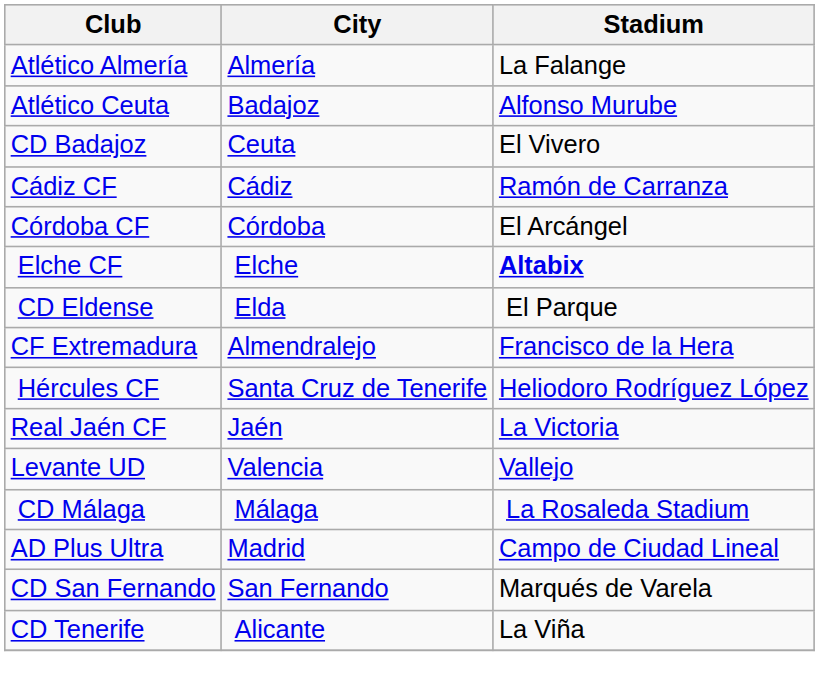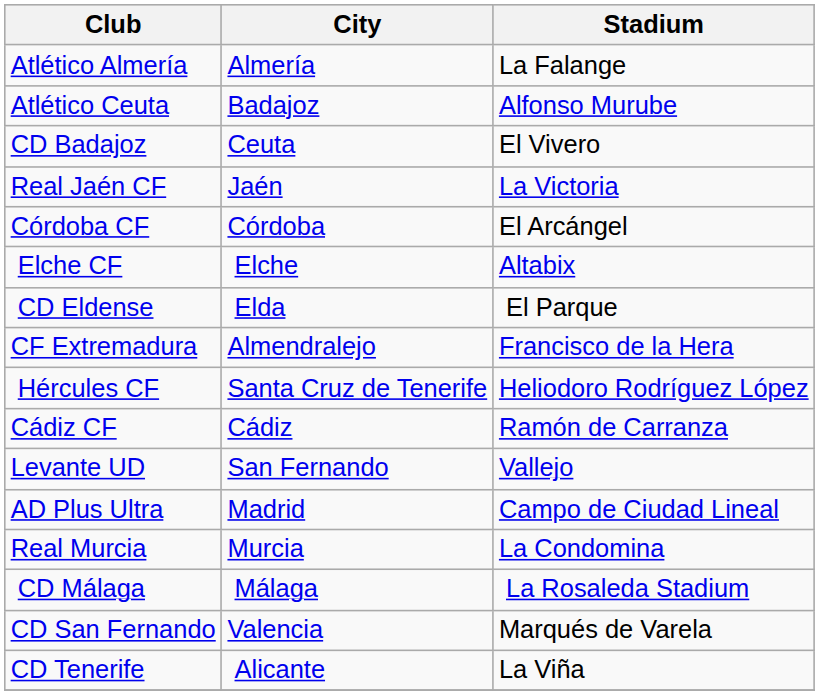rows swapped: (64, 186) <-> (88, 428)
(541, 266) bold -> (537, 266) normal
(275, 468) Valencia -> (308, 468) San Fernando
rows swapped: (78, 508) <-> (87, 549)
+ row: (79, 549)
(308, 589) San Fernando -> (275, 629) Valencia
